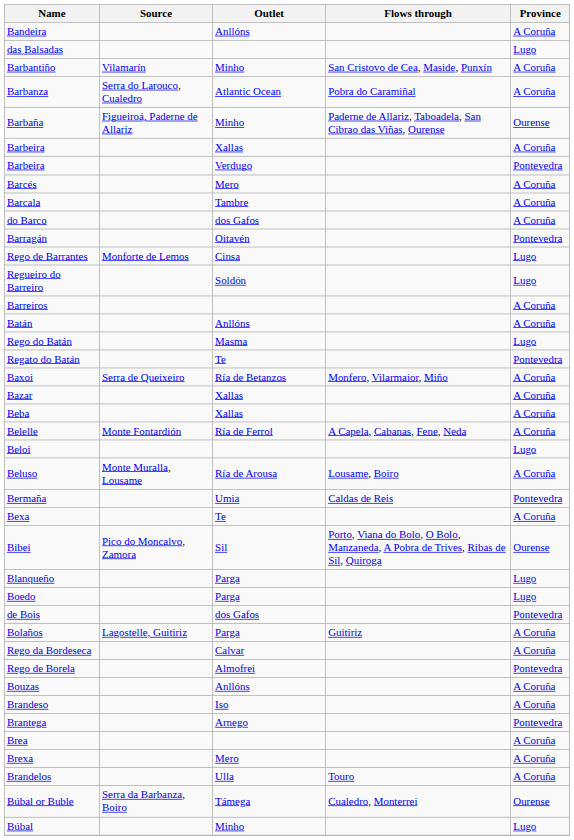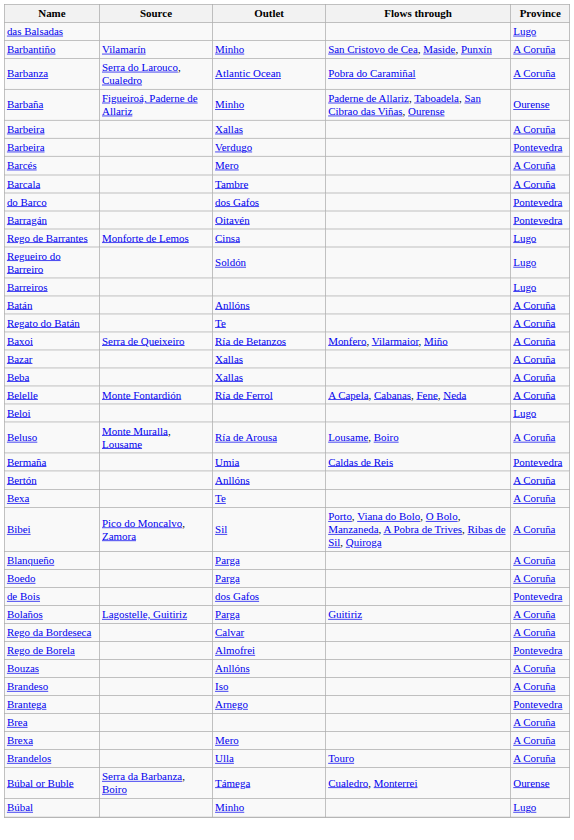- row: (27, 31)
(534, 220) A Coruña -> (538, 202) Pontevedra
(534, 305) A Coruña -> (525, 287) Lugo
- row: (39, 341)
(538, 359) Pontevedra -> (534, 323) A Coruña
+ row: (22, 480)
(531, 547) Ourense -> (534, 529) A Coruña
(525, 578) Lugo -> (534, 560) A Coruña
(525, 596) Lugo -> (534, 578) A Coruña
